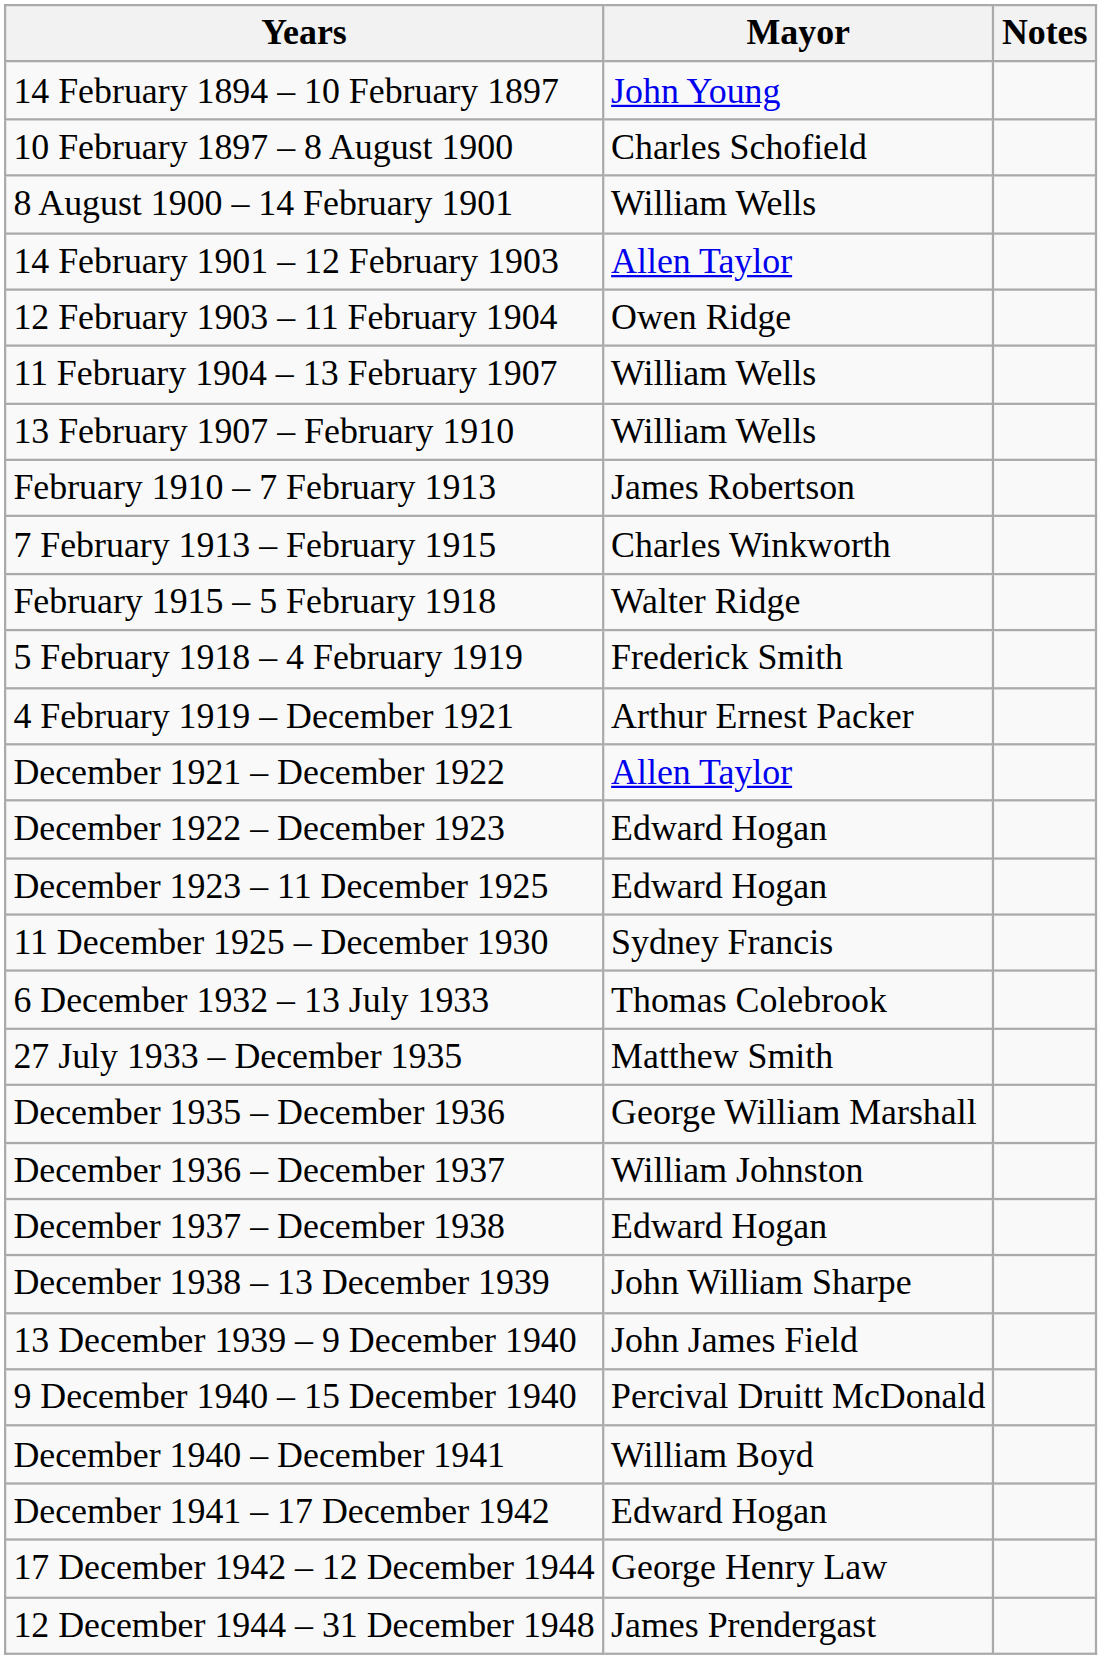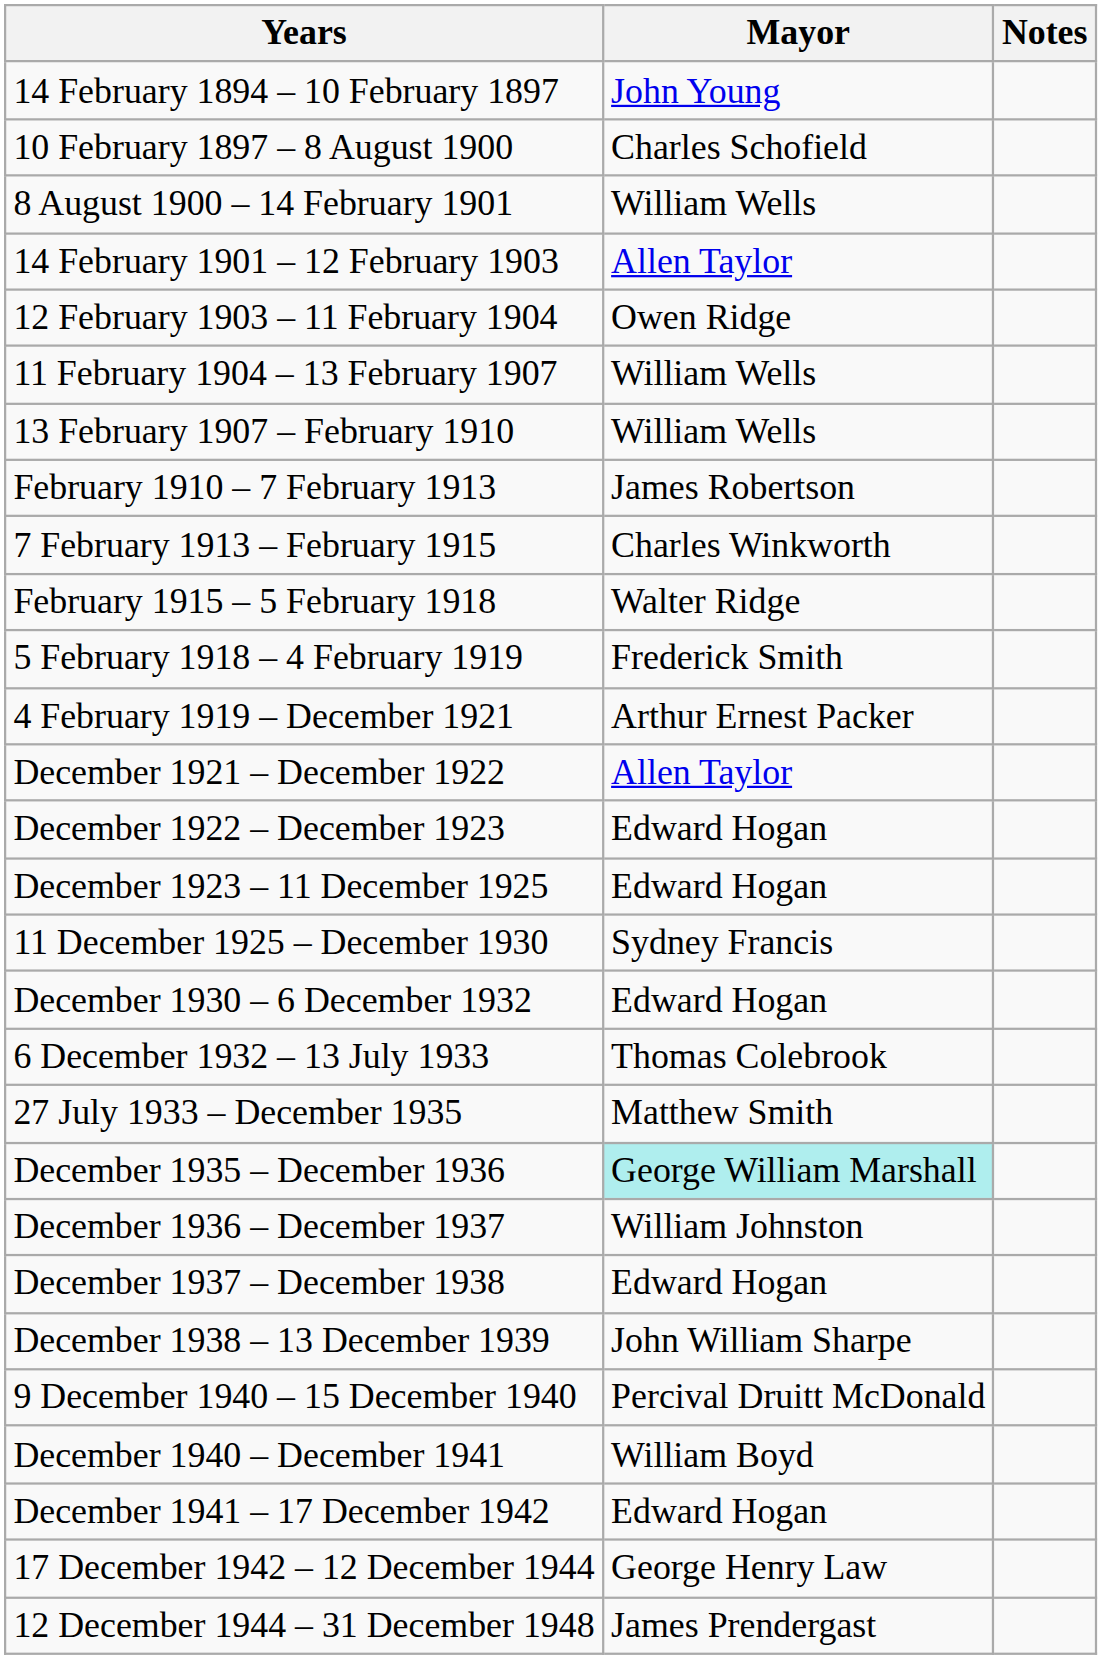+ row: (273, 999)
(794, 1112) no background -> (794, 1169) paleturquoise background
- row: (295, 1340)
